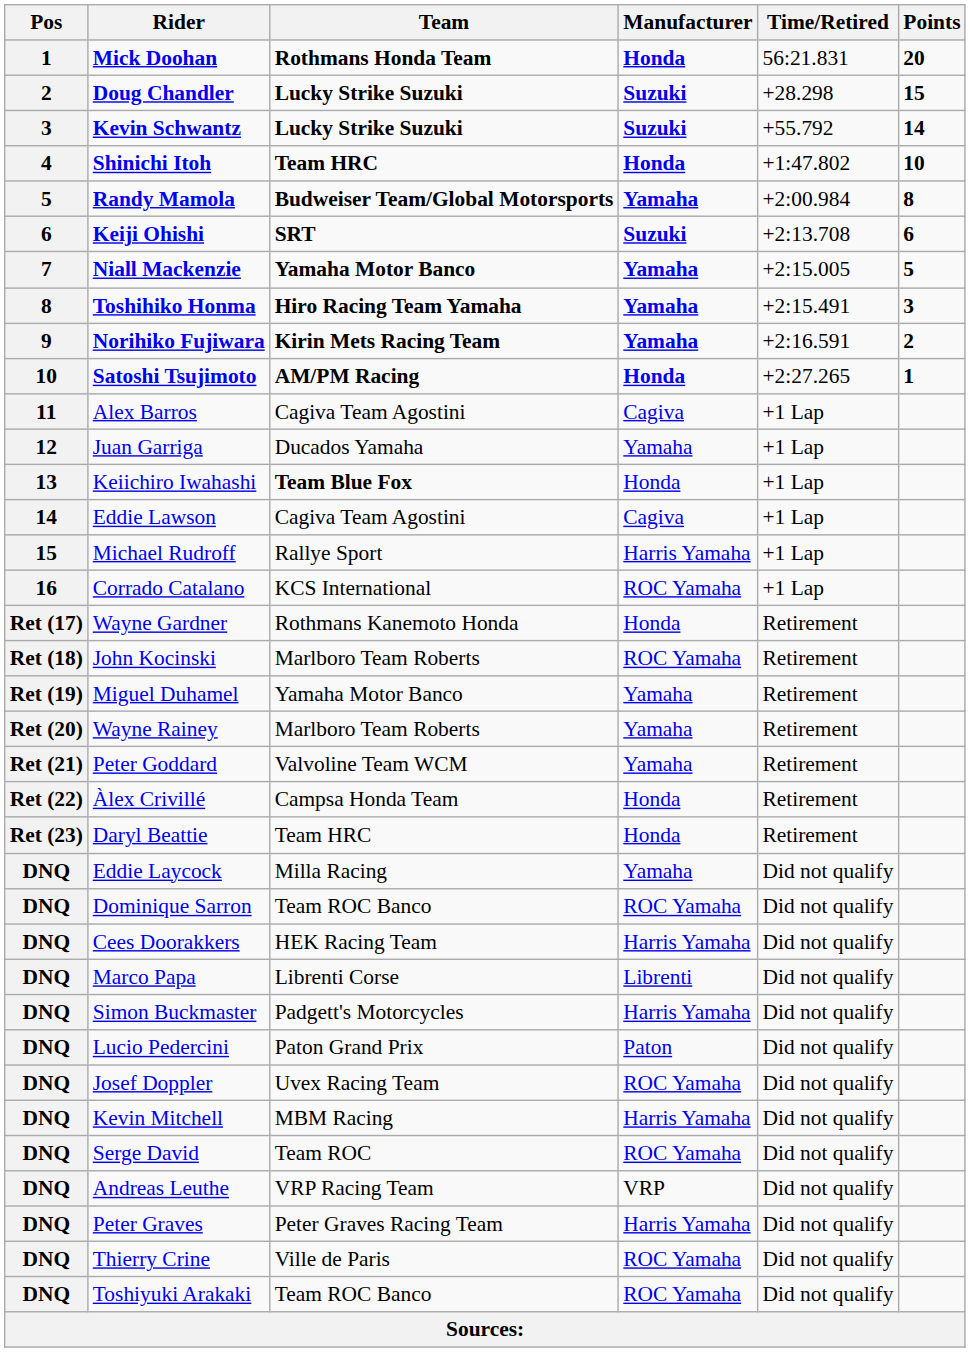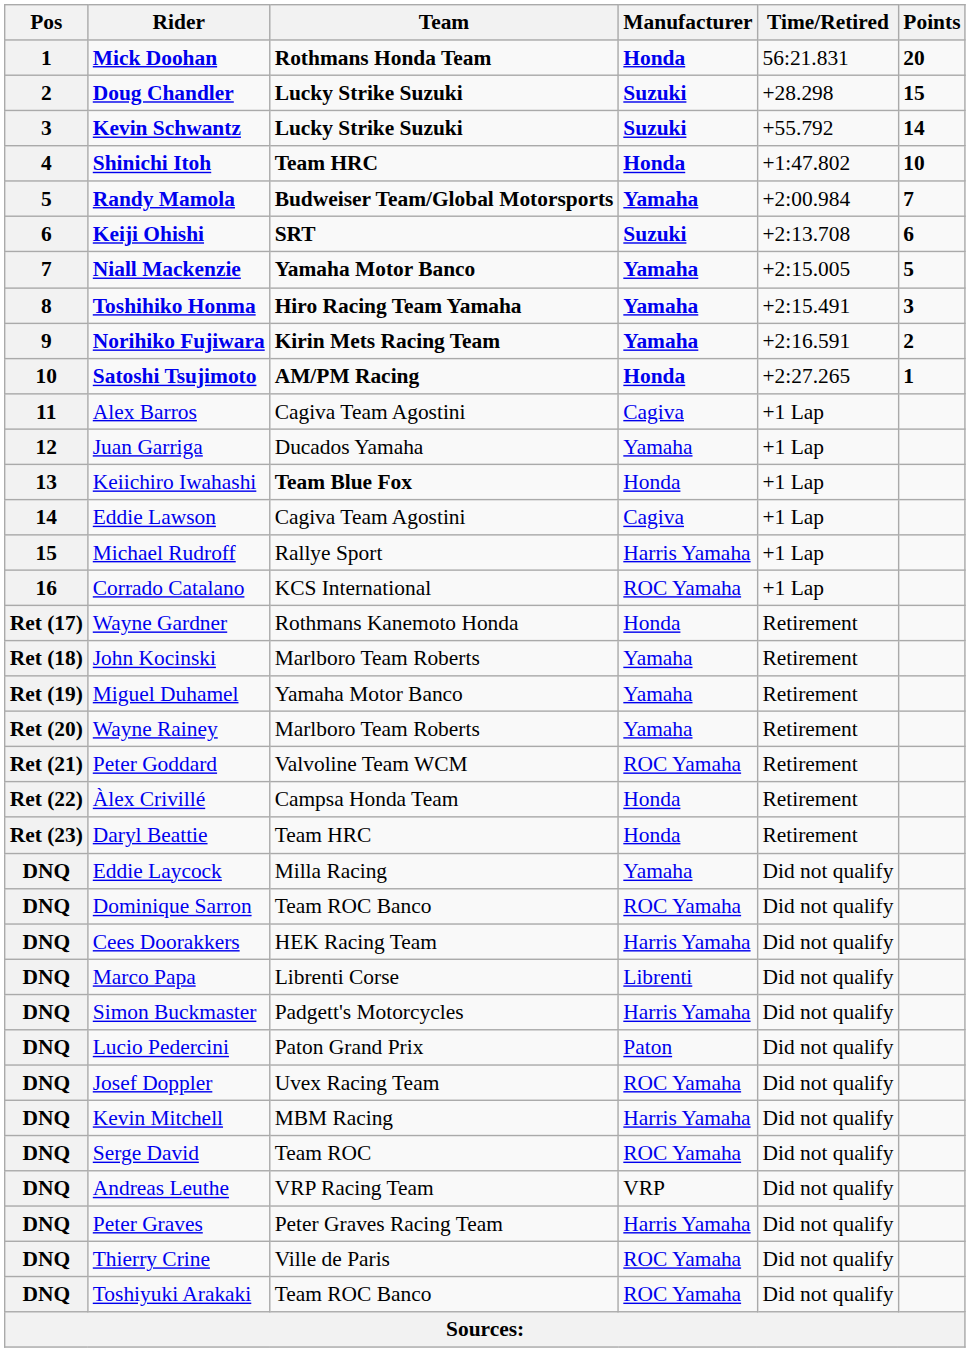(909, 199) 8 -> (909, 199) 7
(682, 658) ROC Yamaha -> (658, 658) Yamaha
(658, 764) Yamaha -> (682, 764) ROC Yamaha
